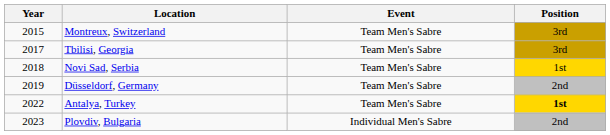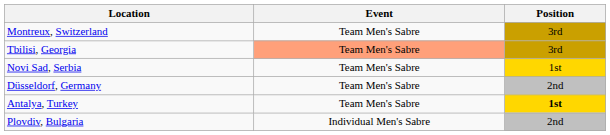- column: (33, 13)
(401, 50) no background -> (379, 50) lightsalmon background
